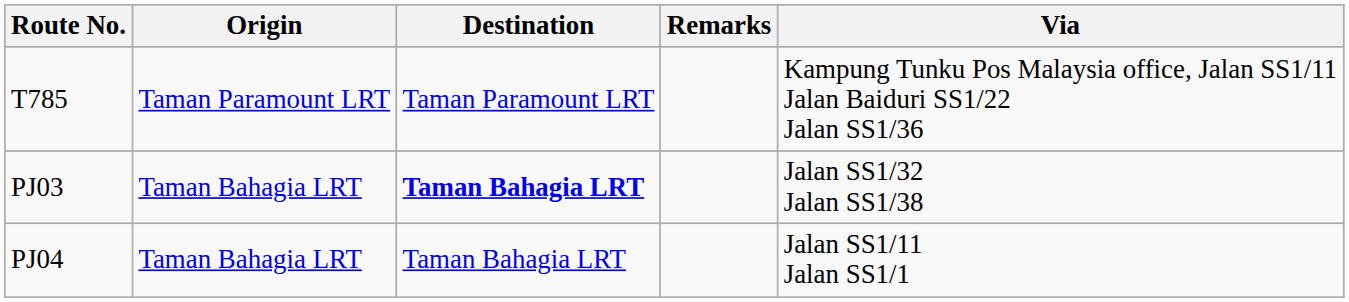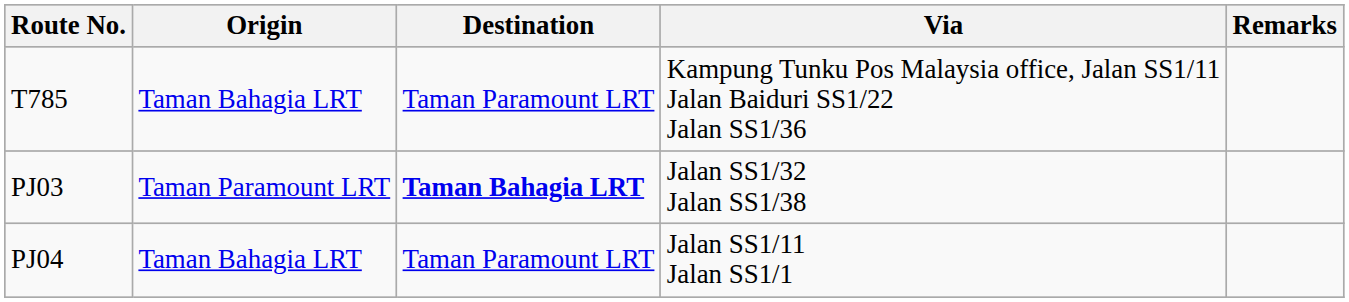columns swapped: (1060, 25) <-> (719, 25)
(264, 98) Taman Paramount LRT -> (250, 98) Taman Bahagia LRT
(250, 186) Taman Bahagia LRT -> (264, 186) Taman Paramount LRT
(514, 259) Taman Bahagia LRT -> (529, 259) Taman Paramount LRT
